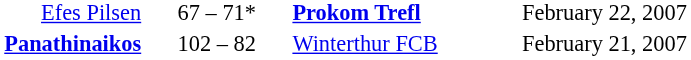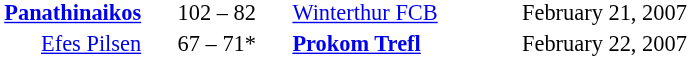rows swapped: (73, 44) <-> (91, 13)
